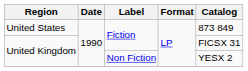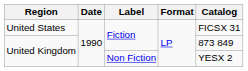(216, 27) 873 849 -> (219, 27) FICSX 31
(219, 43) FICSX 31 -> (216, 43) 873 849
